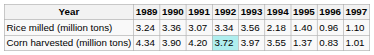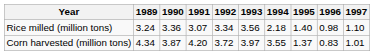(329, 27) 0.96 -> (329, 27) 0.98
(172, 43) 3.90 -> (172, 43) 3.87
(224, 43) paleturquoise background -> (224, 43) no background
